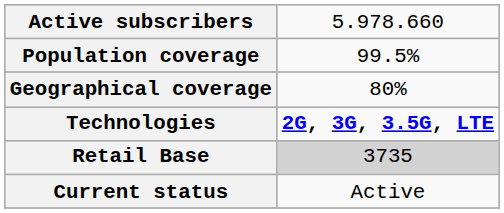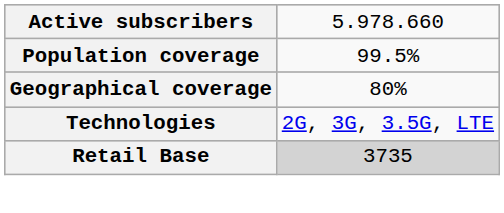(388, 123) bold -> (388, 123) normal
- row: (141, 191)
